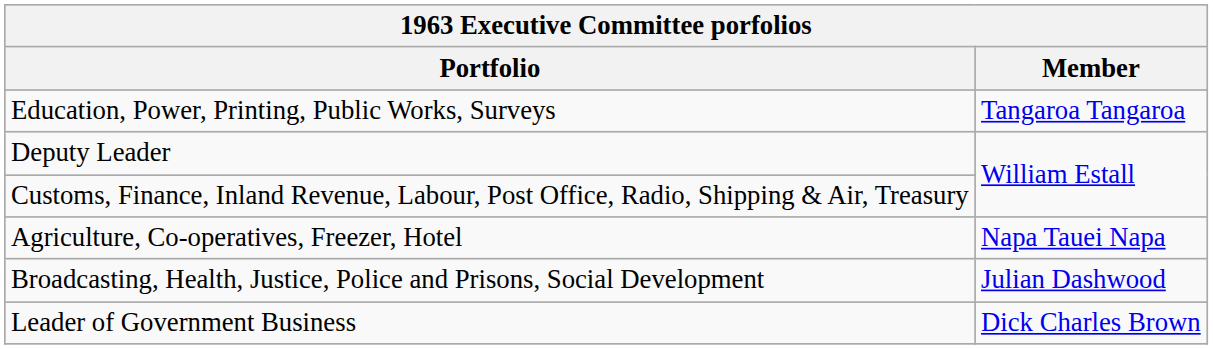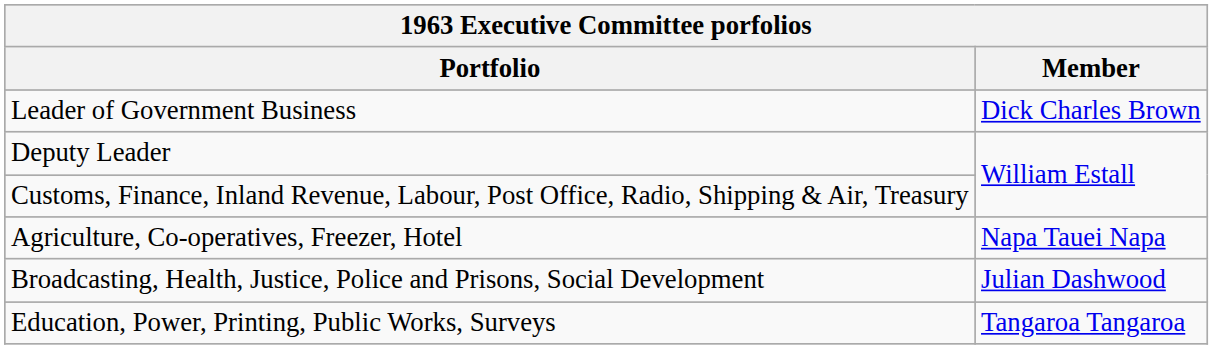rows swapped: (184, 322) <-> (283, 110)
